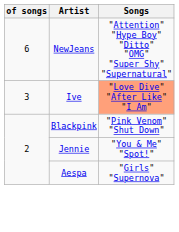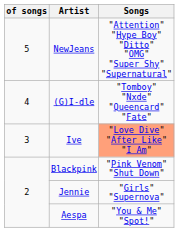(27, 49) 6 -> (27, 49) 5
+ row: (74, 102)
(136, 149) "You & Me" "Spot!" -> (136, 192) "Girls" "Supernova"
(136, 173) "Girls" "Supernova" -> (136, 216) "You & Me" "Spot!"
